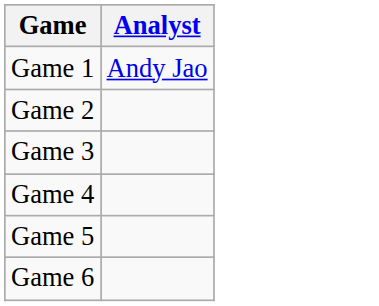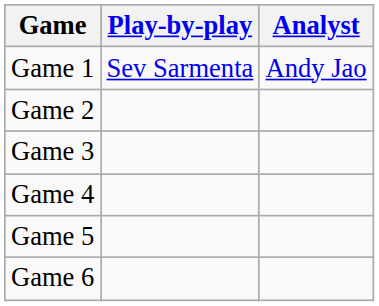+ column: (180, 25)
